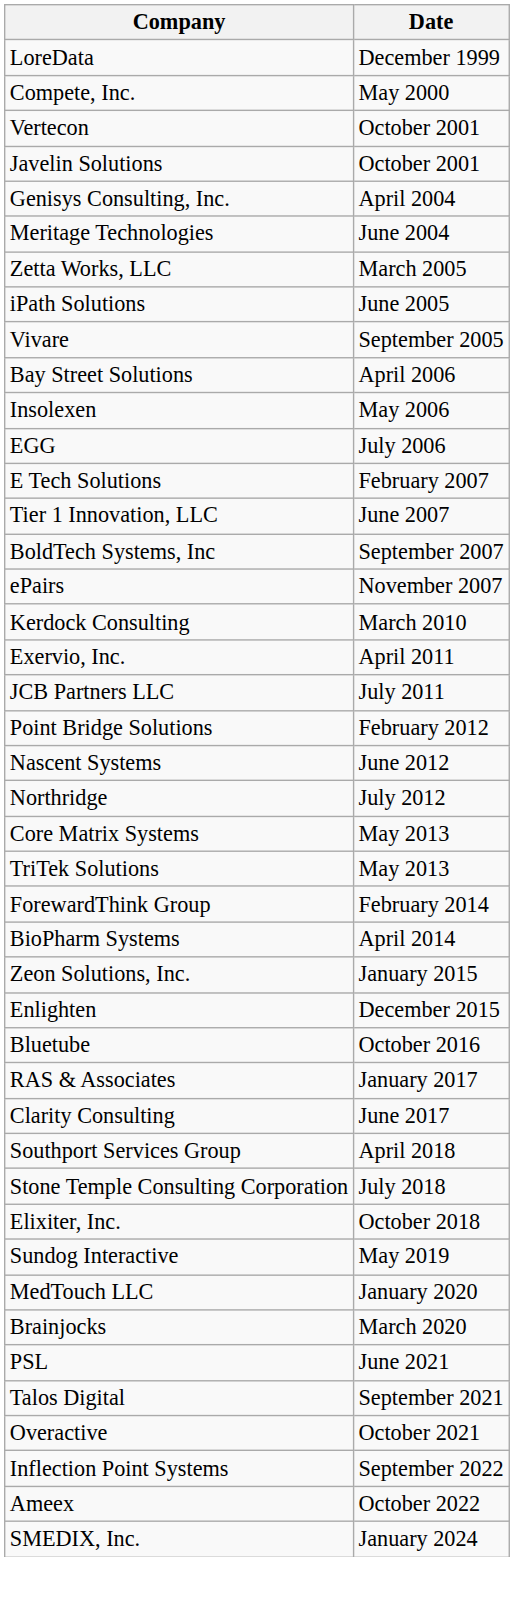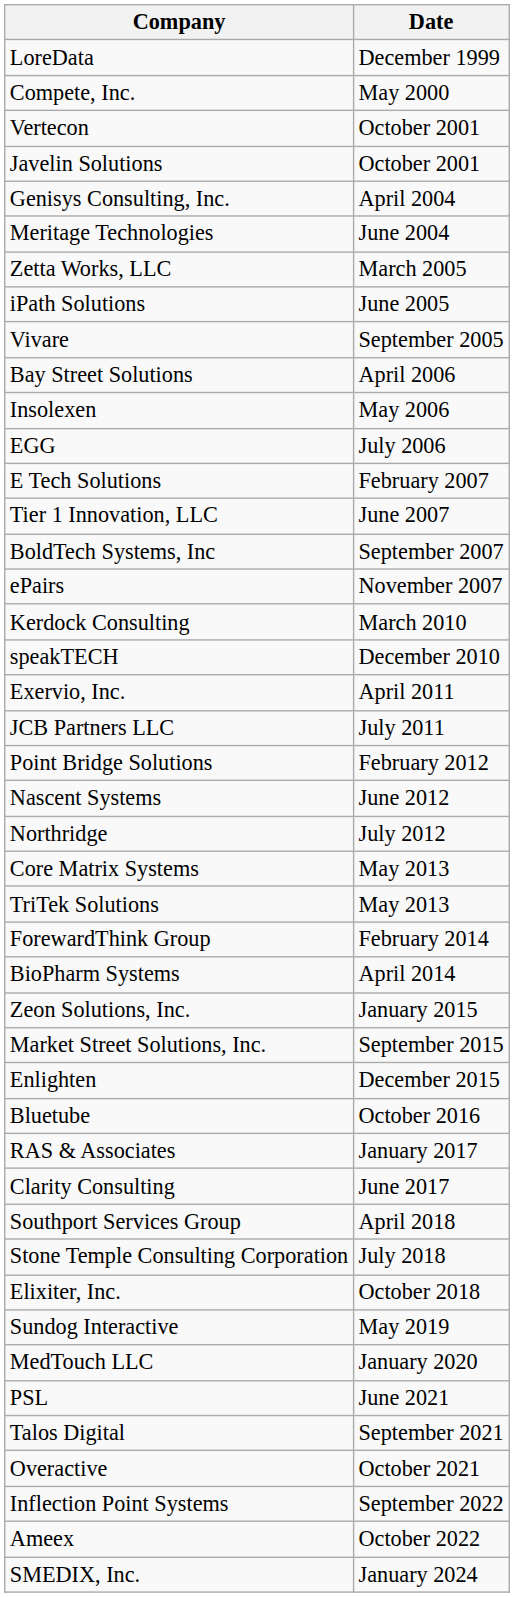+ row: (64, 657)
+ row: (138, 1045)
- row: (58, 1327)
